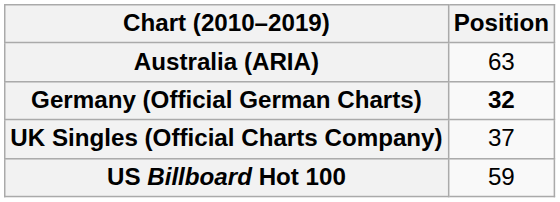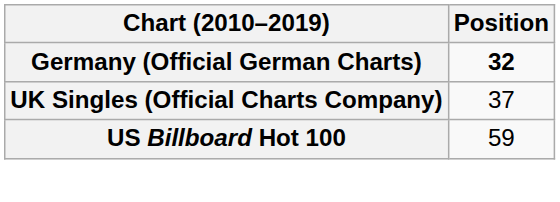- row: (226, 61)
